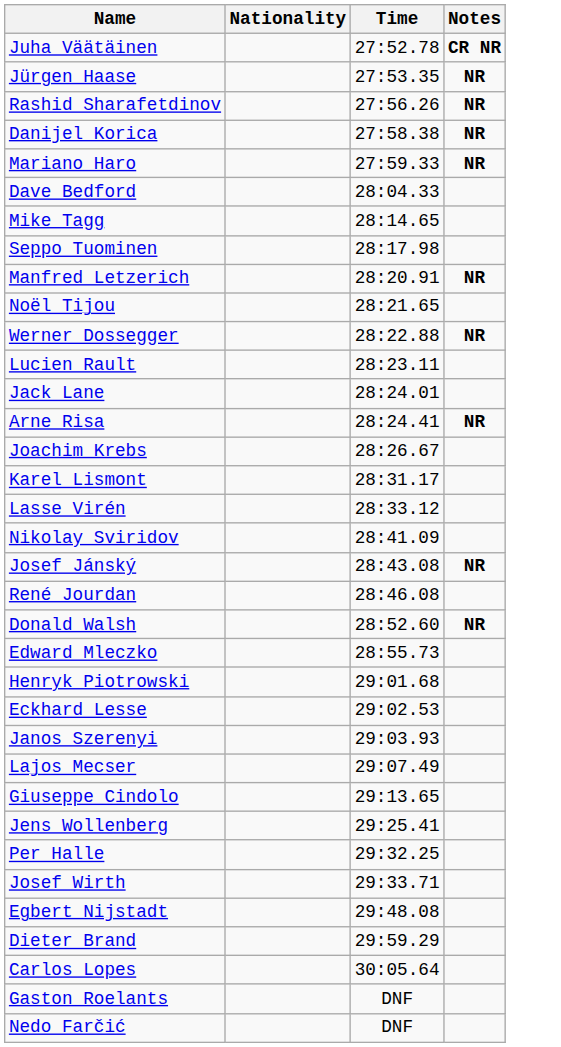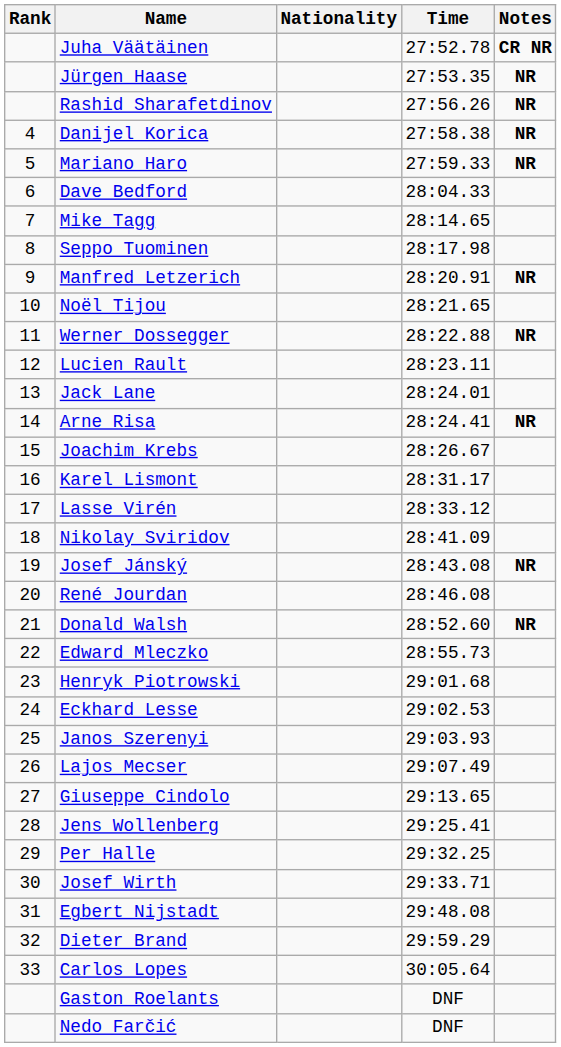+ column: (30, 19)
